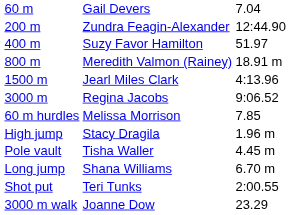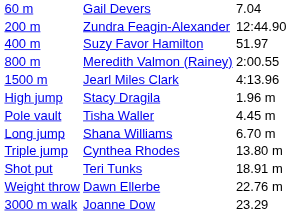(259, 62) 18.91 m -> (258, 62) 2:00.55
- row: (26, 97)
- row: (42, 115)
+ row: (36, 151)
(257, 187) 2:00.55 -> (259, 169) 18.91 m
+ row: (42, 187)
